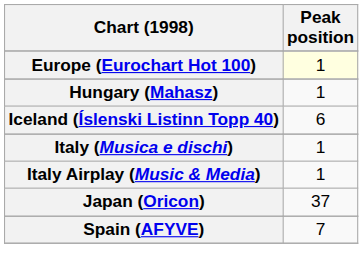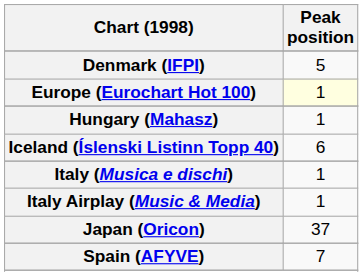+ row: (144, 65)
